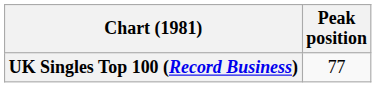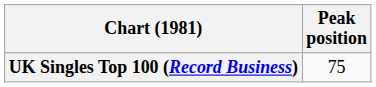(337, 67) 77 -> (337, 67) 75
